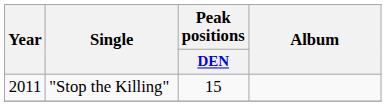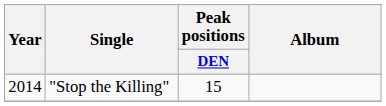(25, 87) 2011 -> (25, 87) 2014
